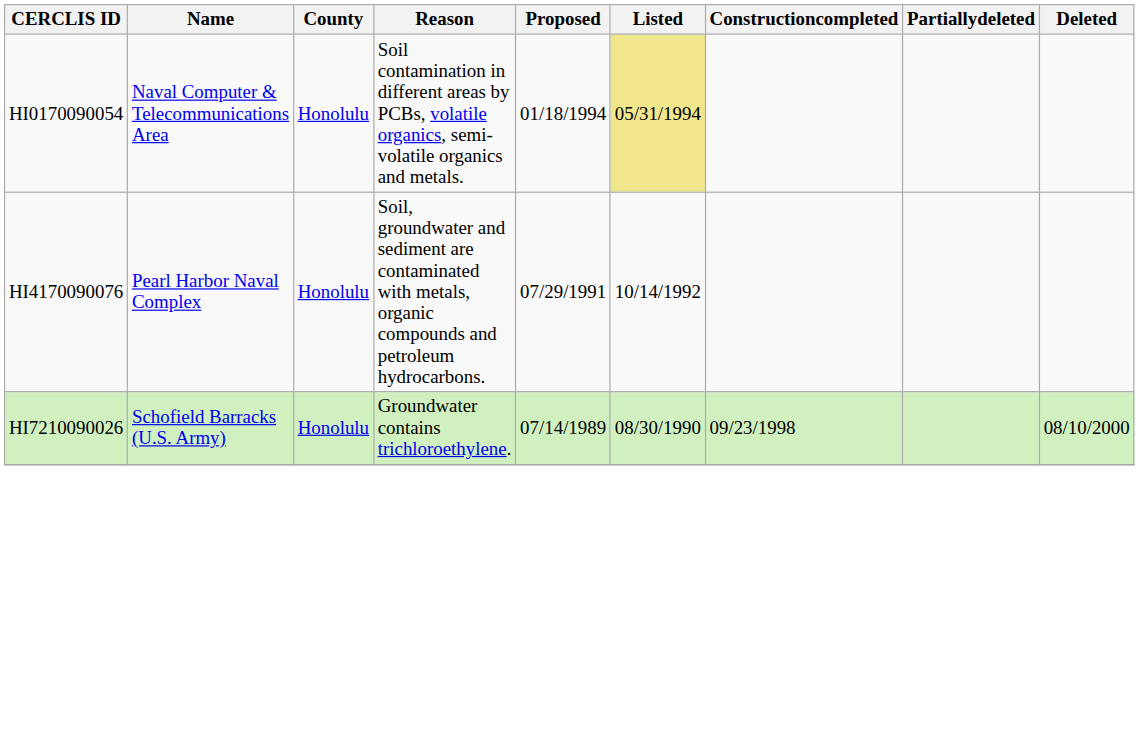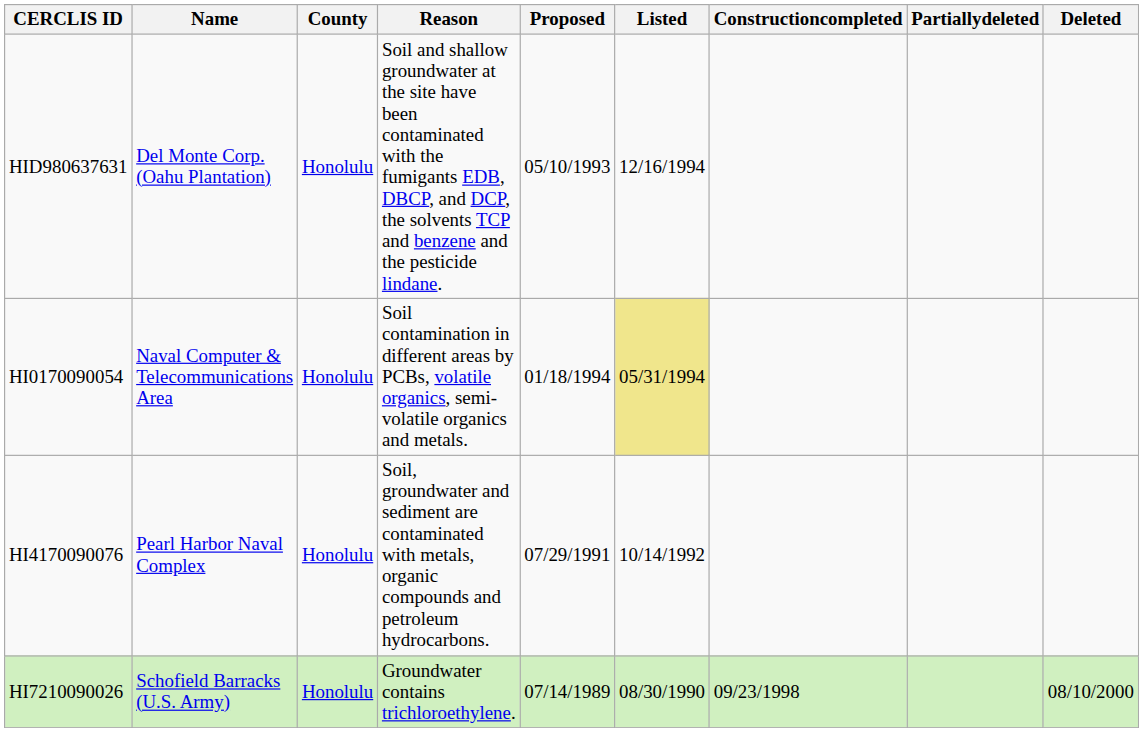+ row: (68, 166)
